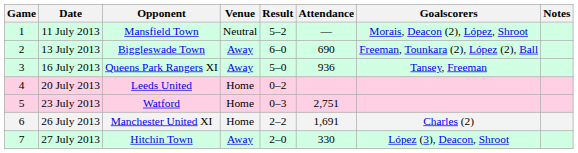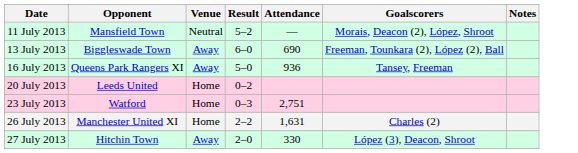- column: (21, 13)
(326, 121) 1,691 -> (292, 121) 1,631
